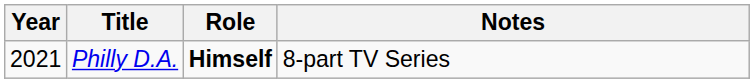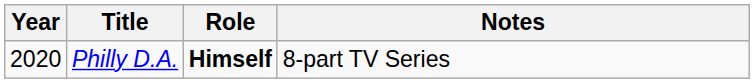(36, 59) 2021 -> (36, 59) 2020
